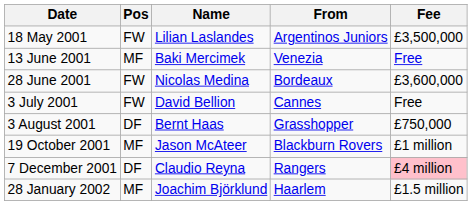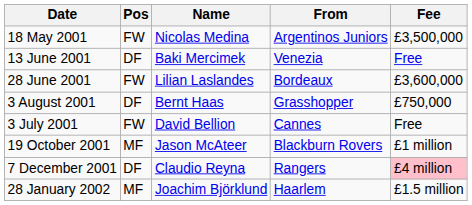(204, 37) Lilian Laslandes -> (202, 37) Nicolas Medina
(133, 59) MF -> (132, 59) DF
(202, 80) Nicolas Medina -> (204, 80) Lilian Laslandes
rows swapped: (43, 102) <-> (52, 124)
